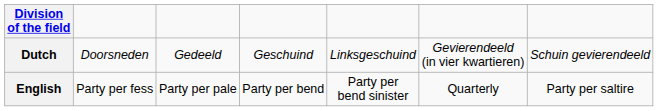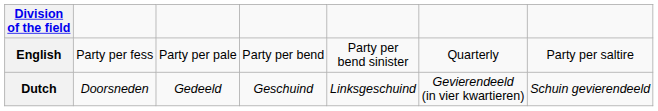rows swapped: (39, 89) <-> (39, 55)
